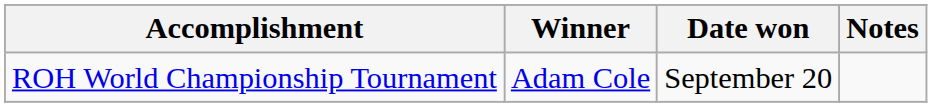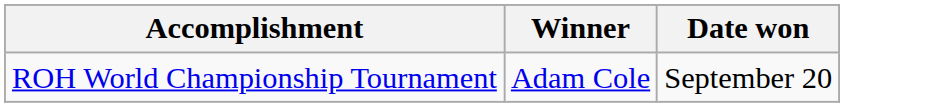- column: (883, 28)
